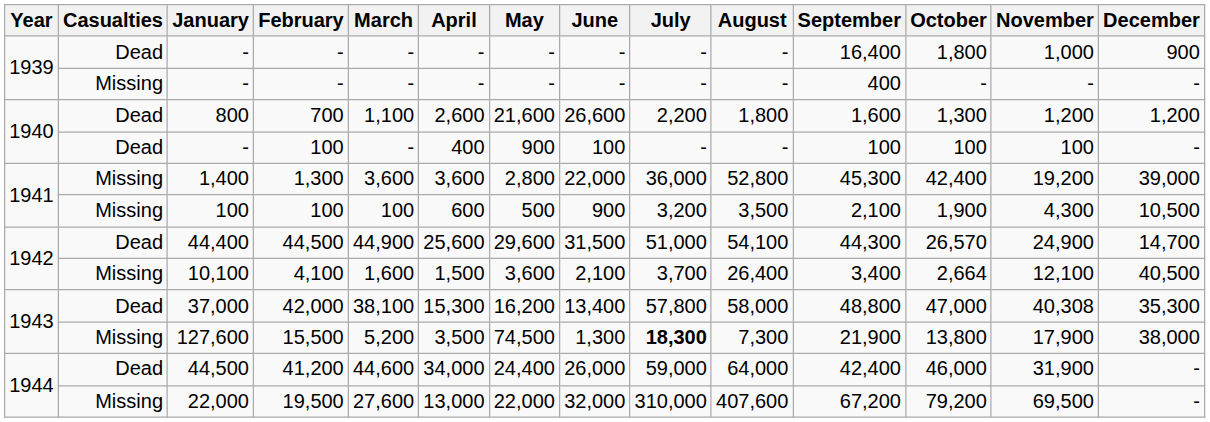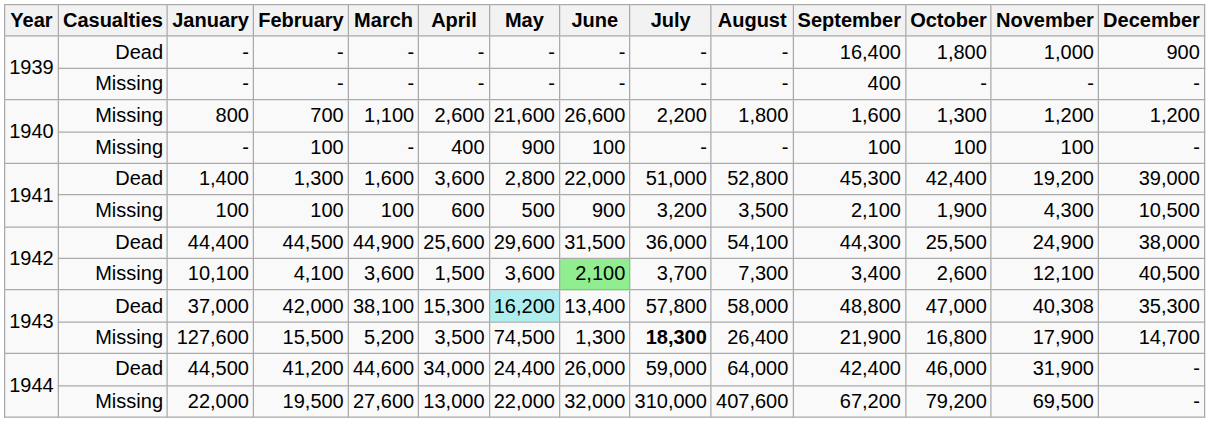(139, 115) Dead -> (129, 115) Missing
(139, 147) Dead -> (129, 147) Missing
(129, 178) Missing -> (139, 178) Dead
(389, 178) 3,600 -> (389, 178) 1,600
(676, 178) 36,000 -> (676, 178) 51,000
(676, 242) 51,000 -> (676, 242) 36,000
(956, 242) 26,570 -> (956, 242) 25,500
(1169, 242) 14,700 -> (1169, 242) 38,000
(389, 274) 1,600 -> (389, 274) 3,600
(600, 274) no background -> (600, 274) lightgreen background
(758, 274) 26,400 -> (763, 274) 7,300
(962, 274) 2,664 -> (962, 274) 2,600
(524, 305) no background -> (524, 305) paleturquoise background
(763, 337) 7,300 -> (758, 337) 26,400
(956, 337) 13,800 -> (956, 337) 16,800
(1169, 337) 38,000 -> (1169, 337) 14,700
